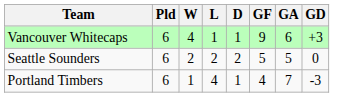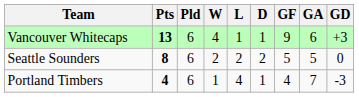+ column: (165, 15)
